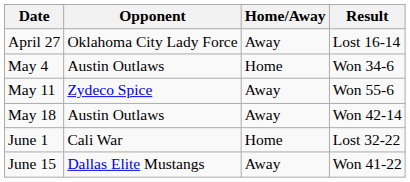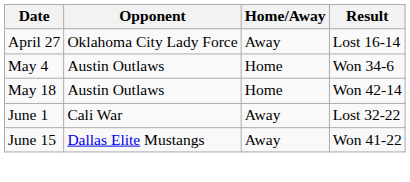- row: (32, 90)
(263, 115) Away -> (264, 90) Home
(264, 139) Home -> (263, 115) Away
